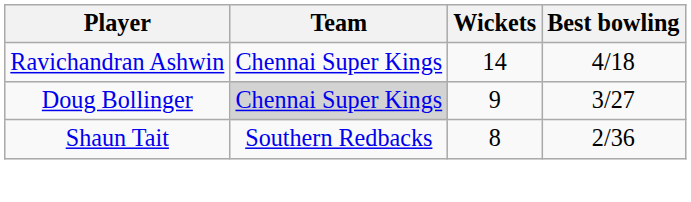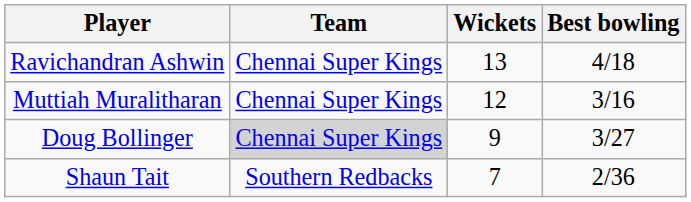(495, 61) 14 -> (495, 61) 13
+ row: (117, 100)
(495, 138) 8 -> (495, 176) 7
